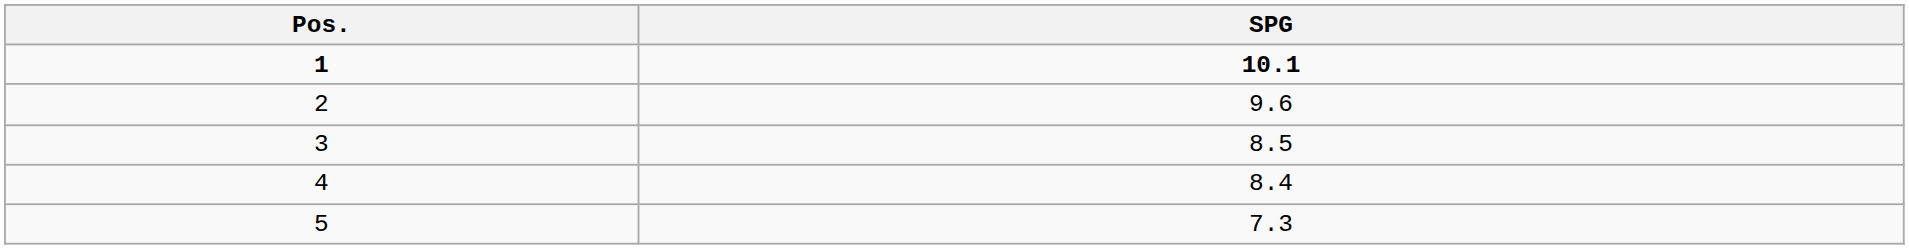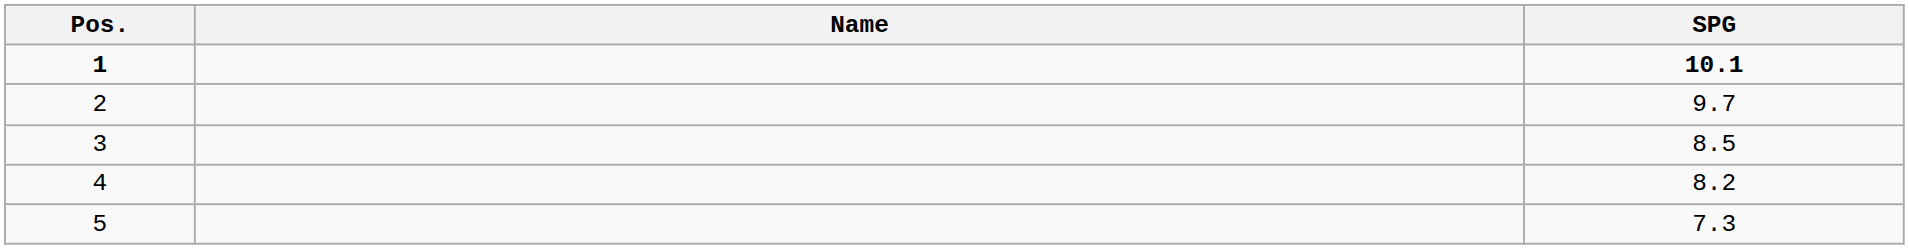+ column: (860, 25)
(1271, 105) 9.6 -> (1714, 105) 9.7
(1271, 184) 8.4 -> (1714, 184) 8.2
